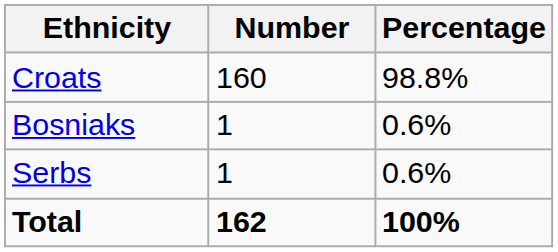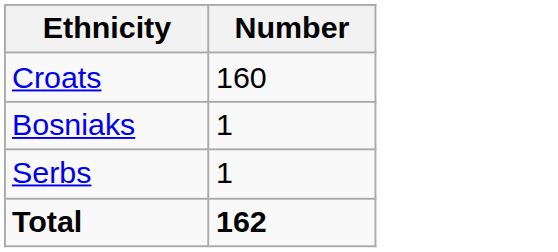- column: (464, 28)
